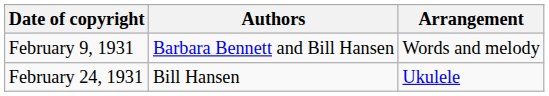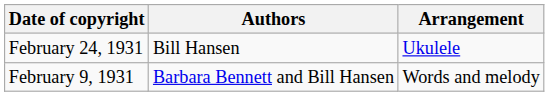rows swapped: (71, 47) <-> (76, 76)
